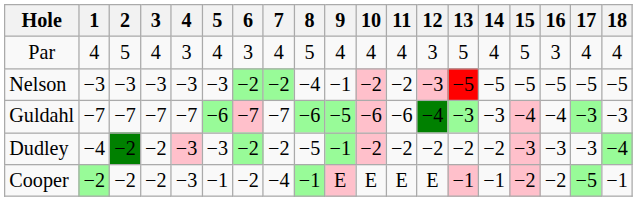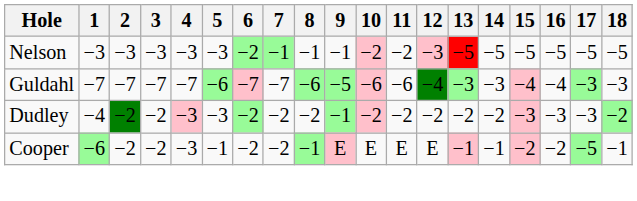- row: (42, 52)
(279, 84) −2 -> (279, 52) −1
(310, 84) −4 -> (310, 52) −1
(310, 148) −5 -> (310, 116) −2
(617, 148) −4 -> (617, 116) −2
(94, 180) −2 -> (94, 148) −6
(279, 180) −4 -> (279, 148) −2
